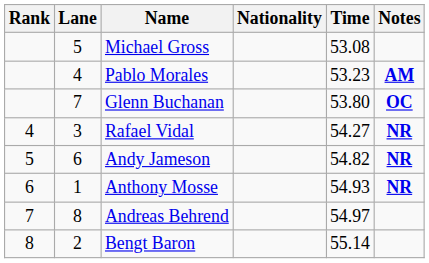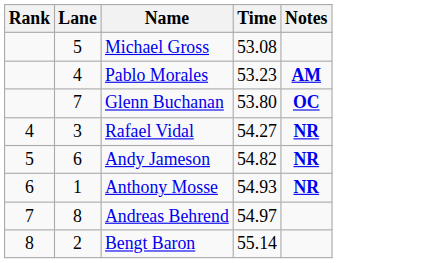- column: (279, 18)
